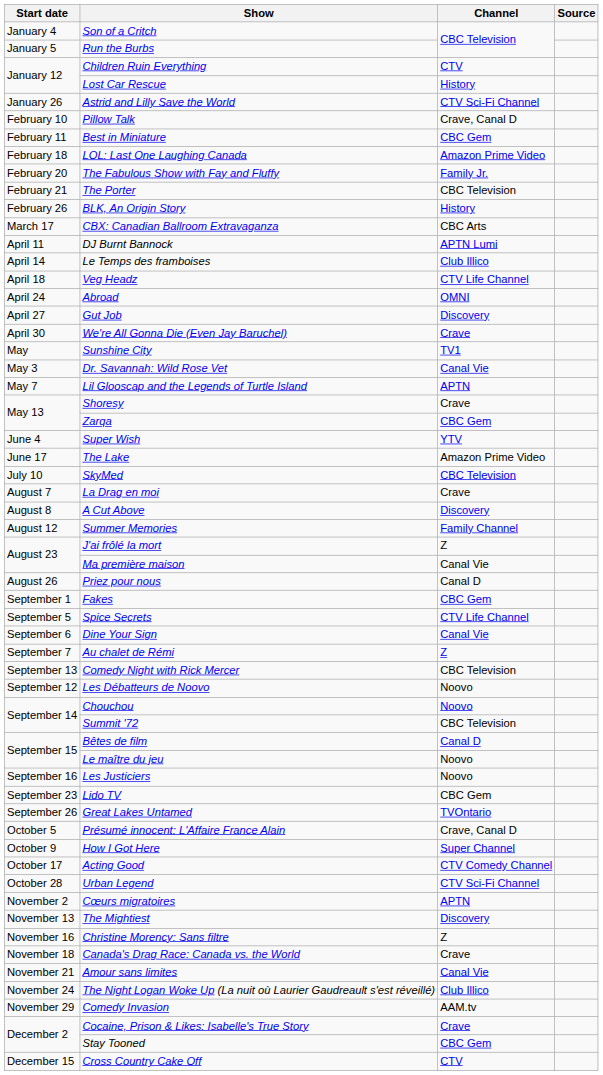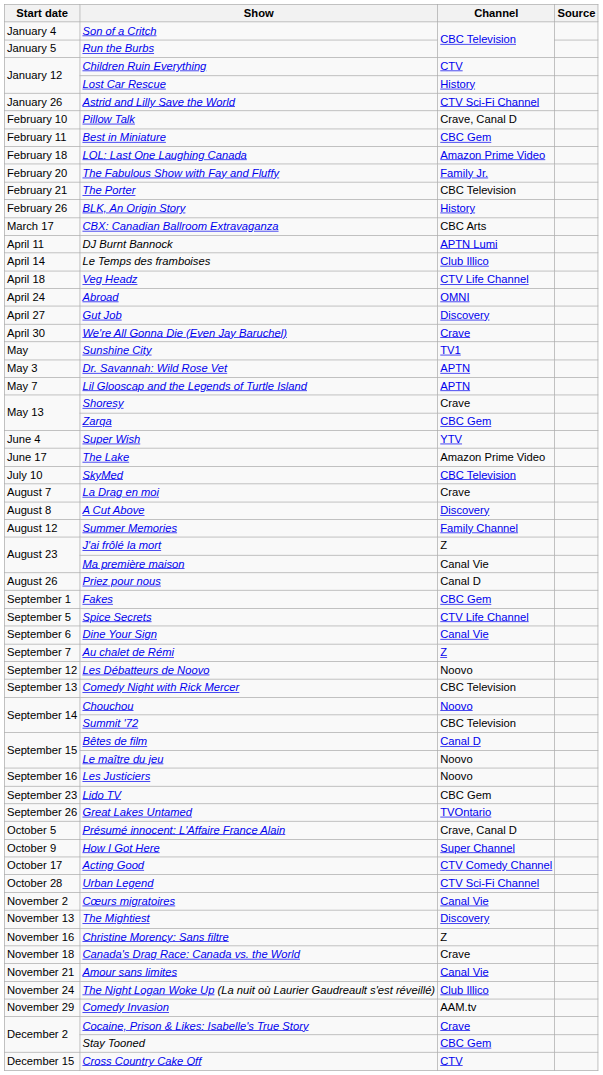(464, 368) Canal Vie -> (455, 368) APTN
rows swapped: (161, 670) <-> (146, 688)
(455, 901) APTN -> (464, 901) Canal Vie
